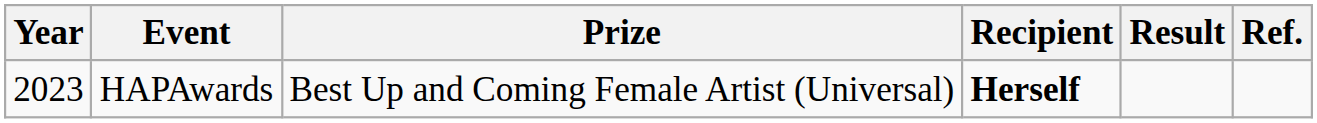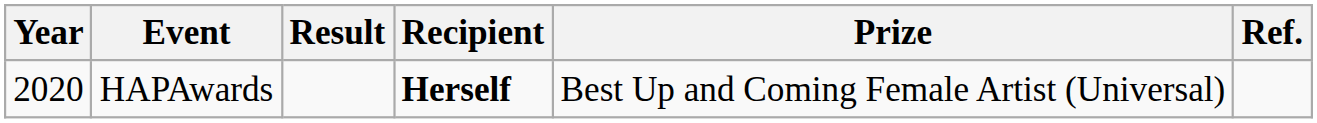columns swapped: (622, 32) <-> (1177, 32)
(48, 88) 2023 -> (48, 88) 2020
